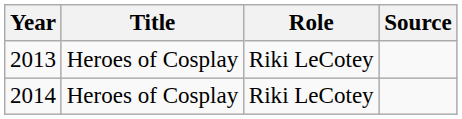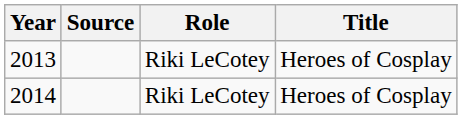columns swapped: (152, 22) <-> (418, 22)
